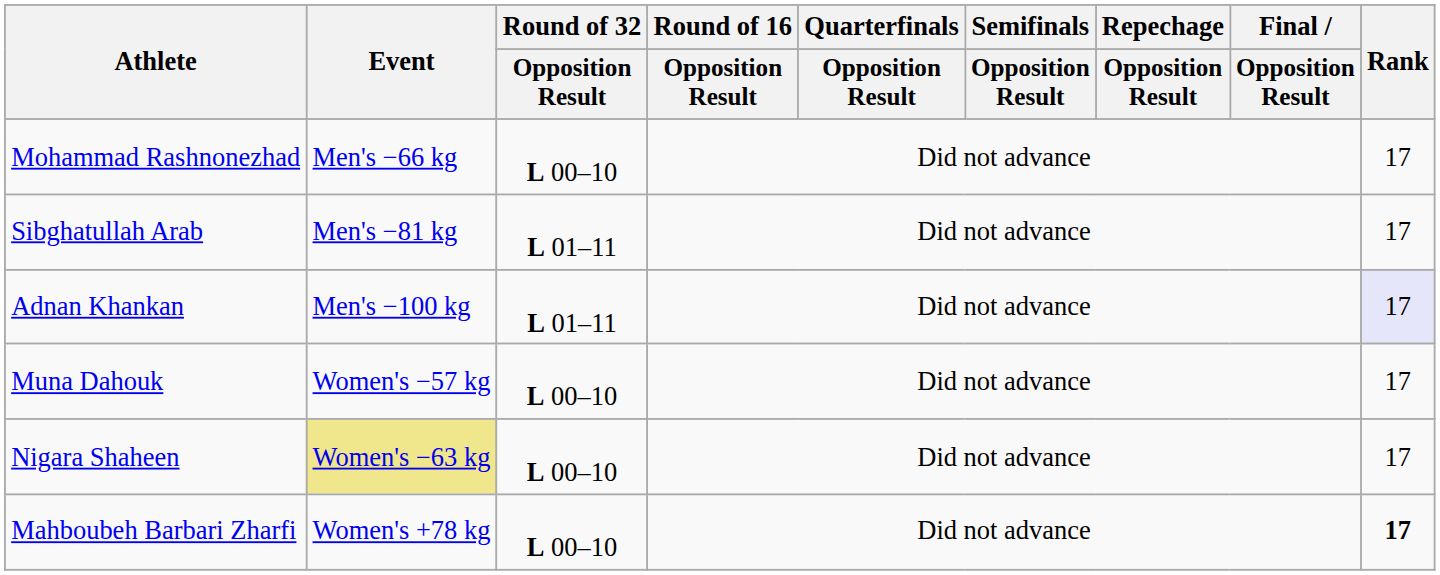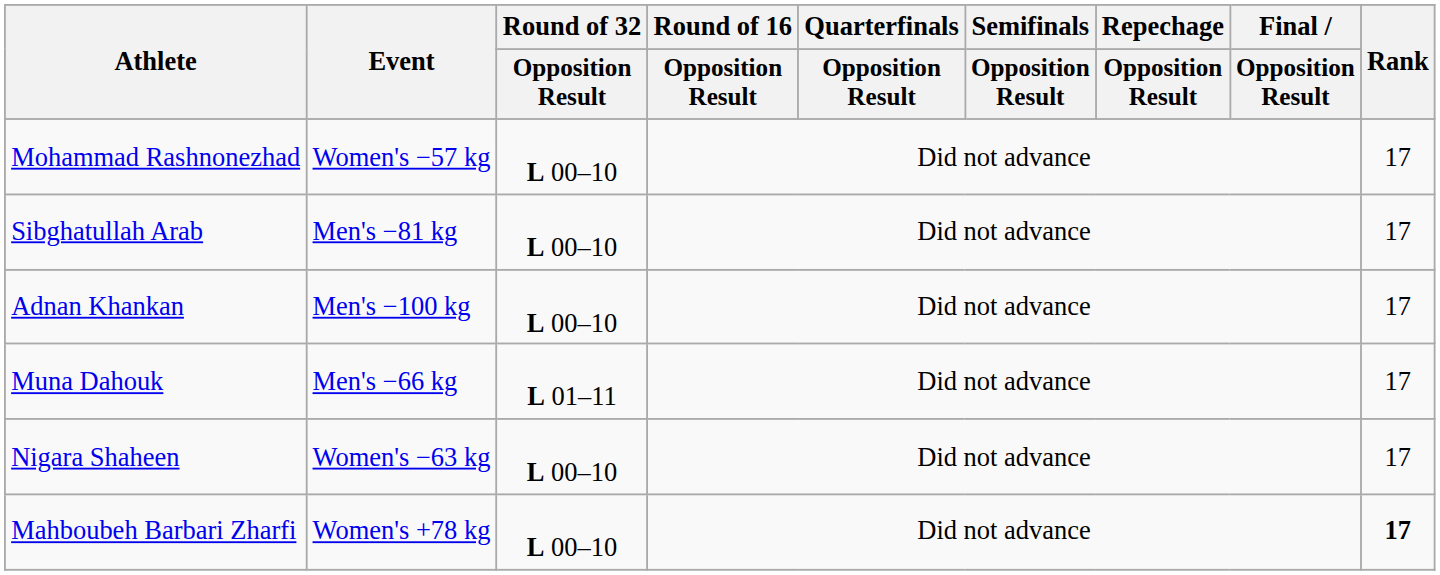(385, 156) Men's −66 kg -> (401, 156) Women's −57 kg
(572, 247) L 01–11 -> (572, 247) L 00–10
(572, 322) L 01–11 -> (572, 322) L 00–10
(1398, 306) lavender background -> (1398, 306) no background
(401, 381) Women's −57 kg -> (385, 381) Men's −66 kg
(572, 397) L 00–10 -> (572, 397) L 01–11
(401, 456) khaki background -> (401, 456) no background
